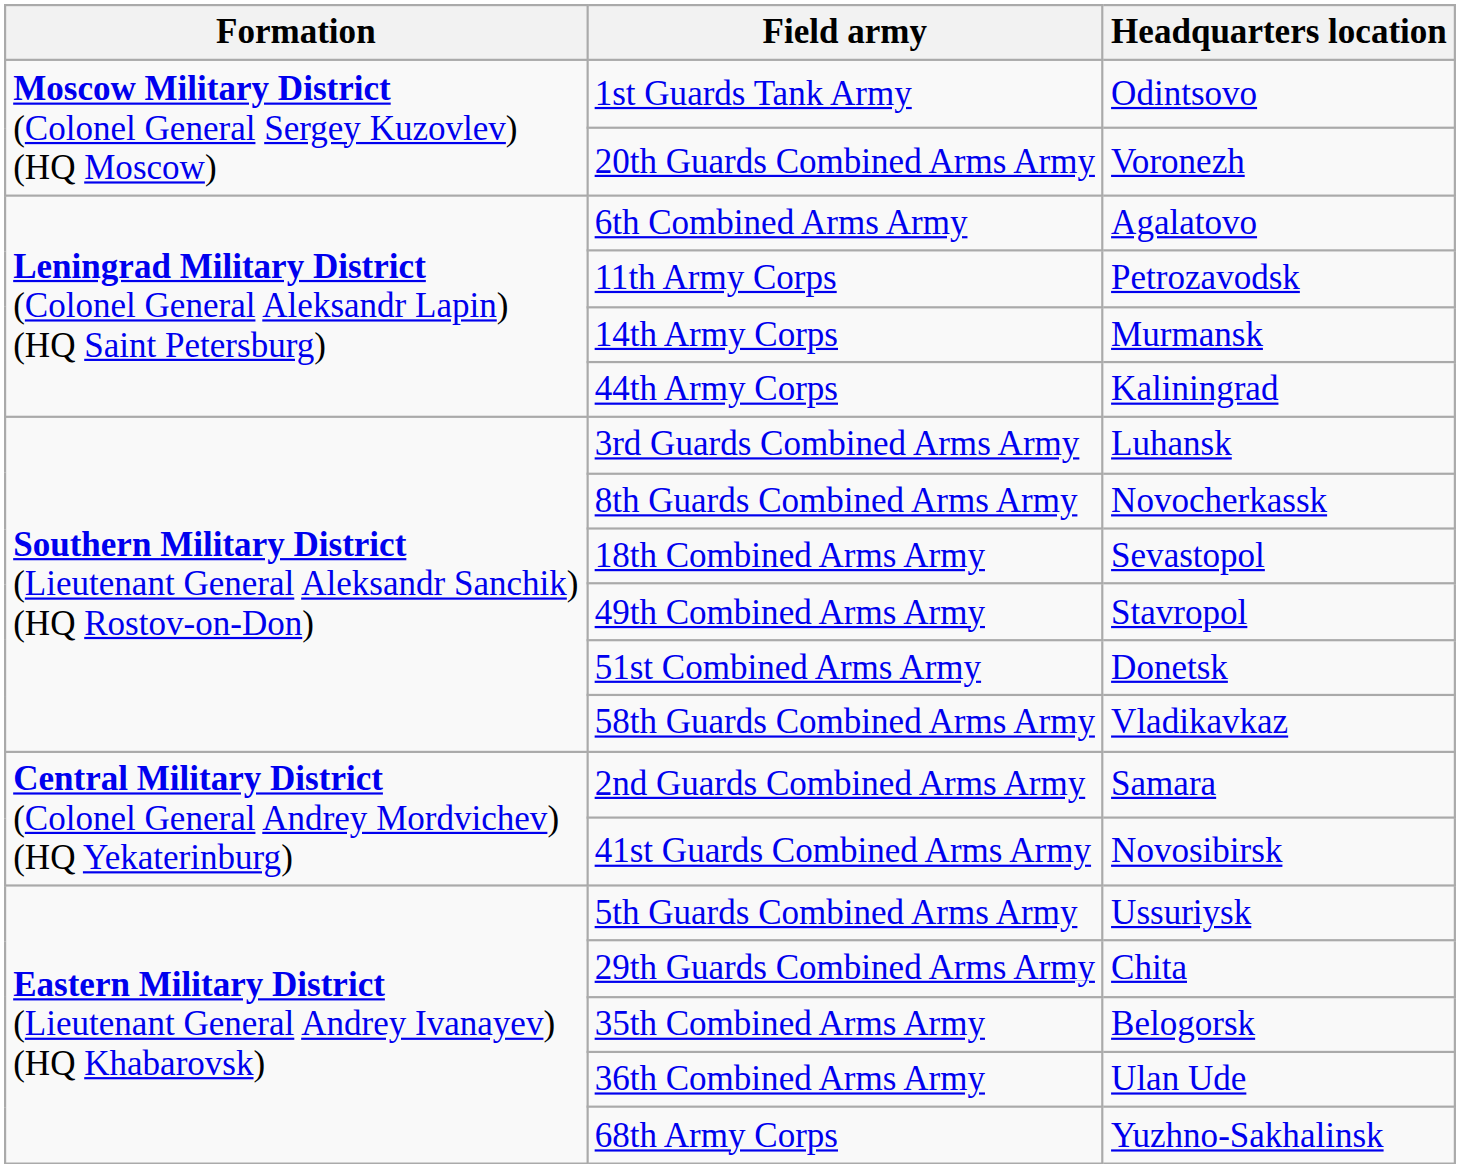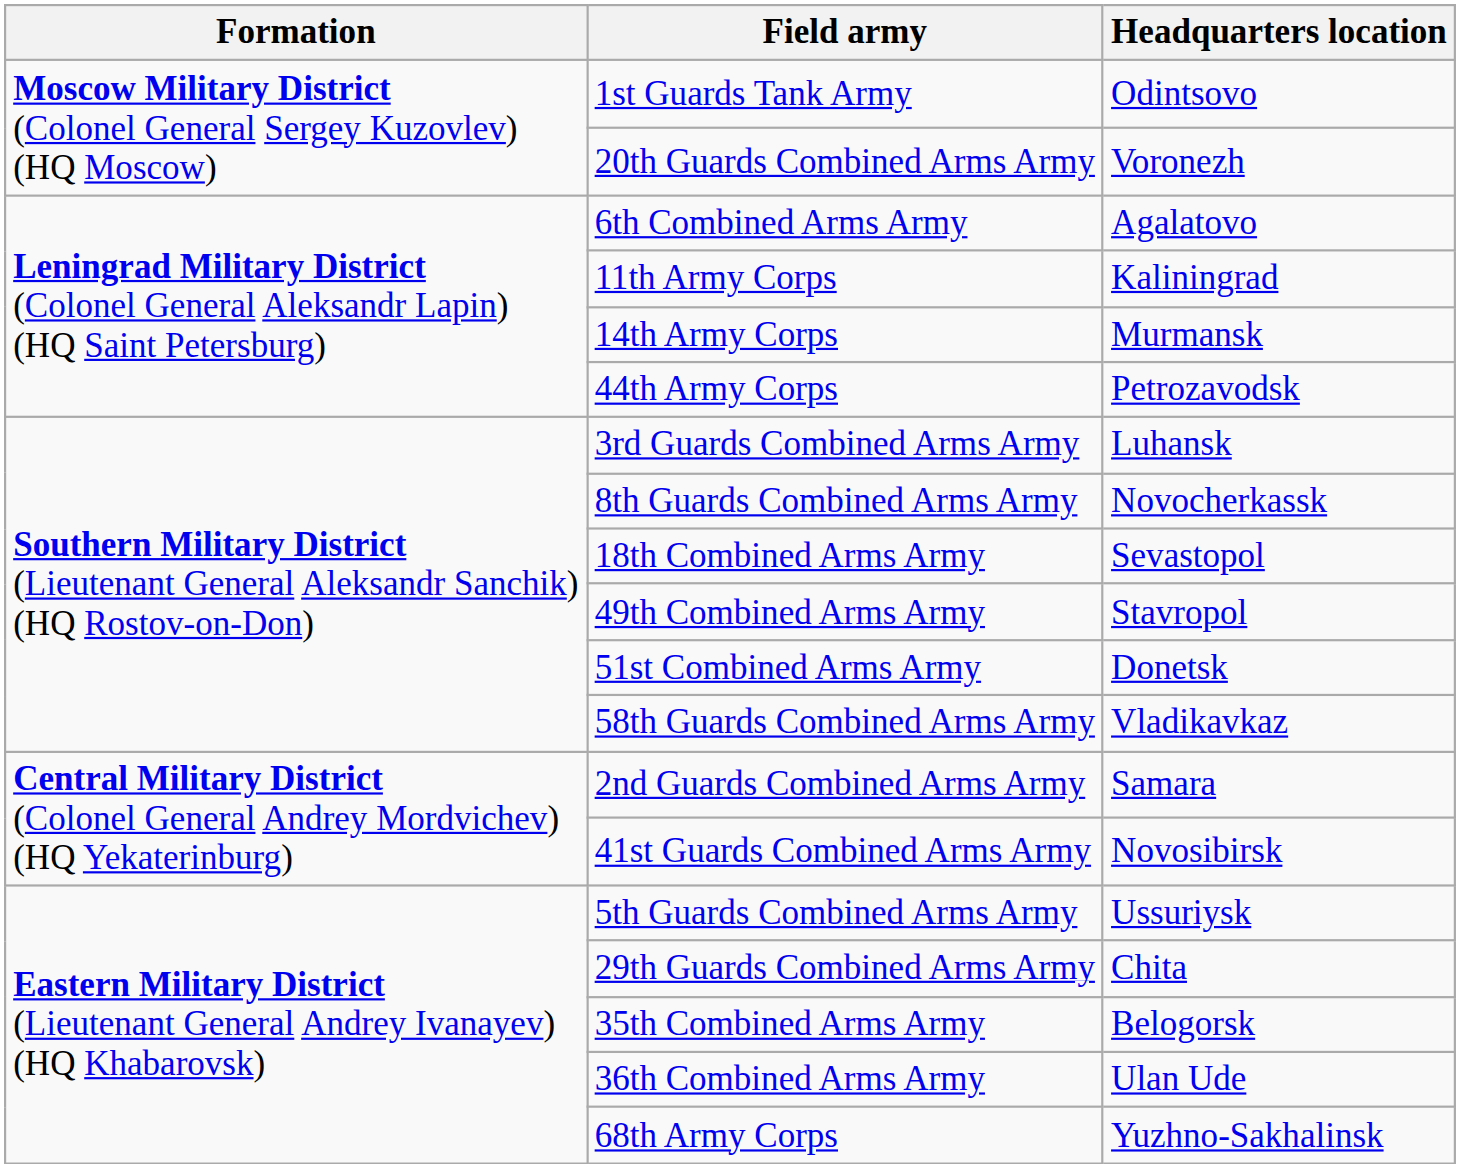(1205, 277) Petrozavodsk -> (1195, 277) Kaliningrad
(1195, 388) Kaliningrad -> (1205, 388) Petrozavodsk
